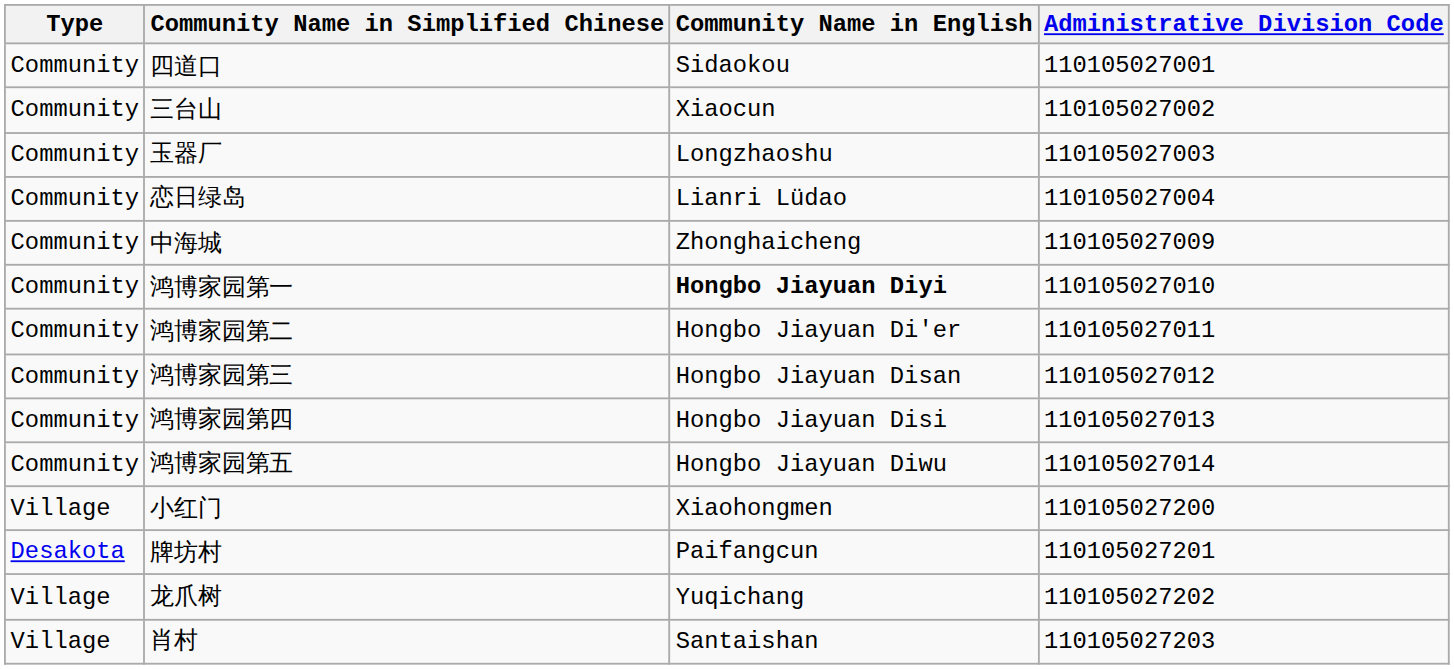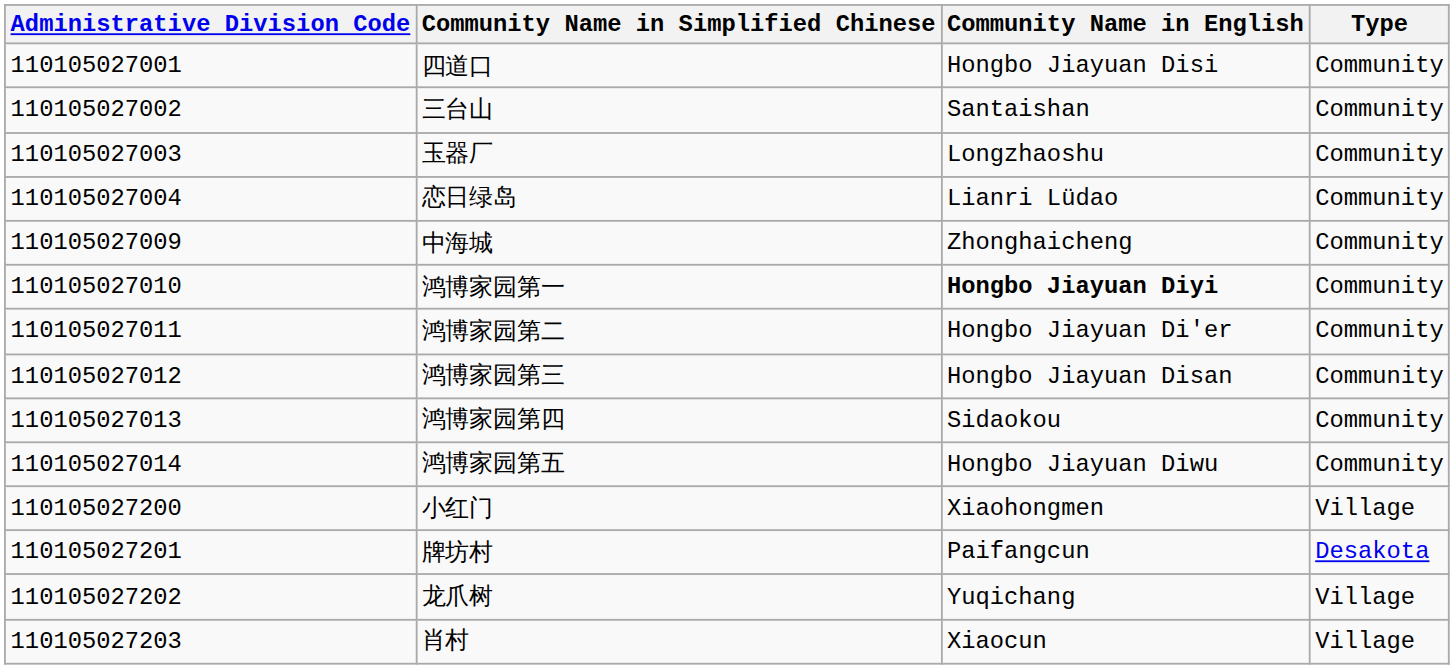columns swapped: (1244, 24) <-> (75, 24)
(733, 66) Sidaokou -> (1083, 66) Hongbo Jiayuan Disi
(726, 110) Xiaocun -> (1018, 110) Santaishan
(811, 420) Hongbo Jiayuan Disi -> (1004, 420) Sidaokou
(747, 641) Santaishan -> (997, 641) Xiaocun
